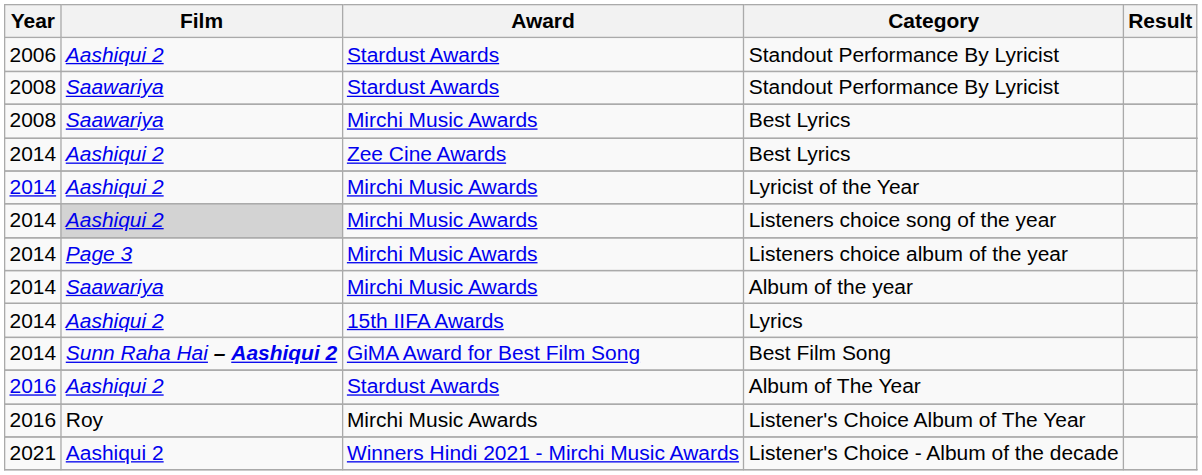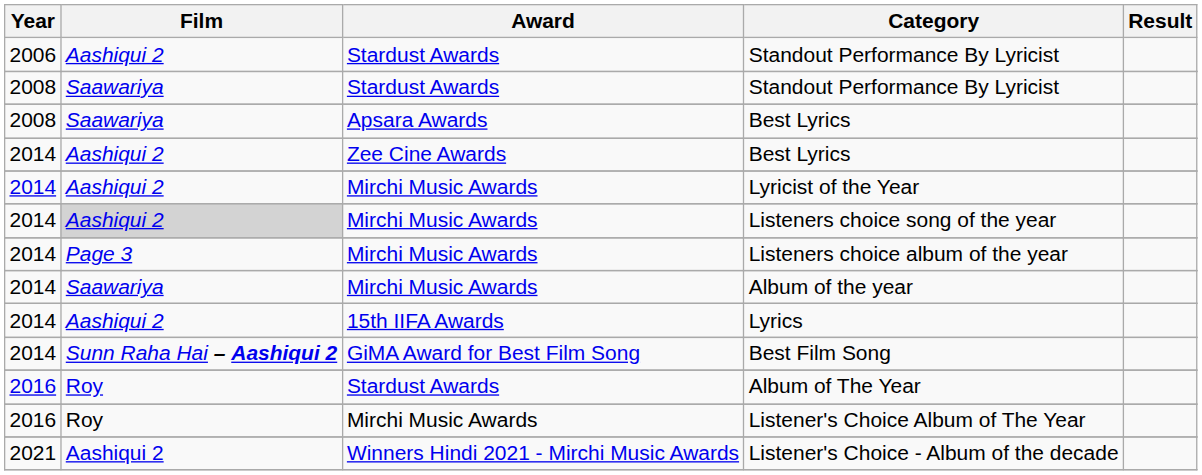(442, 120) Mirchi Music Awards -> (417, 120) Apsara Awards
(115, 386) Aashiqui 2 -> (84, 386) Roy
